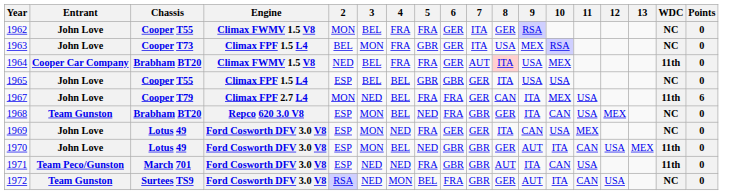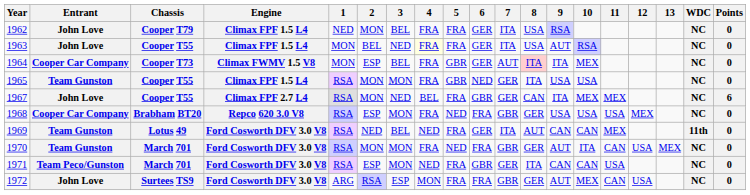+ column: (343, 13)
(167, 30) Cooper T55 -> (167, 30) Cooper T79
(266, 30) Climax FWMV 1.5 V8 -> (266, 30) Climax FPF 1.5 L4
(505, 30) GER -> (534, 30) USA
(167, 47) Cooper T73 -> (167, 47) Cooper T55
(372, 47) MON -> (400, 47) NED
(400, 47) no background -> (429, 47) lightyellow background
(428, 47) GBR -> (456, 47) FRA
(532, 47) MEX -> (560, 47) AUT
(167, 63) Brabham BT20 -> (167, 63) Cooper T73
(343, 63) NED -> (372, 63) ESP
(428, 63) FRA -> (456, 63) GBR
(532, 63) USA -> (560, 63) ITA
(671, 63) 11th -> (698, 63) NC
(80, 80) John Love -> (80, 80) Team Gunston
(343, 80) ESP -> (372, 80) MON
(372, 80) BEL -> (400, 80) MON
(400, 80) BEL -> (429, 80) FRA
(453, 80) GBR -> (482, 80) NED
(167, 97) Cooper T79 -> (167, 97) Cooper T55
(453, 97) FRA -> (482, 97) GBR
(587, 97) USA -> (615, 97) MEX
(671, 97) 11th -> (698, 97) NC
(80, 114) Team Gunston -> (80, 114) Cooper Car Company
(400, 114) BEL -> (429, 114) FRA
(532, 114) ITA -> (560, 114) USA
(560, 114) CAN -> (587, 114) USA
(80, 131) John Love -> (80, 131) Team Gunston
(343, 131) ESP -> (372, 131) NED
(372, 131) MON -> (400, 131) BEL
(479, 131) GER -> (508, 131) ITA
(505, 131) ITA -> (534, 131) AUT
(560, 131) USA -> (587, 131) CAN
(671, 131) NC -> (698, 131) 11th
(80, 148) John Love -> (80, 148) Team Gunston
(167, 148) Lotus 49 -> (167, 148) March 701
(343, 148) ESP -> (372, 148) MON
(400, 148) BEL -> (429, 148) FRA
(453, 148) GBR -> (482, 148) FRA
(671, 148) 11th -> (698, 148) NC
(372, 165) NED -> (400, 165) MON
(479, 165) GBR -> (508, 165) GER
(505, 165) AUT -> (534, 165) ITA
(532, 165) ITA -> (560, 165) CAN
(671, 165) 11th -> (698, 165) NC
(80, 181) Team Gunston -> (80, 181) John Love
(372, 181) NED -> (400, 181) ESP
(428, 181) BEL -> (456, 181) FRA
(560, 181) ITA -> (587, 181) MEX
